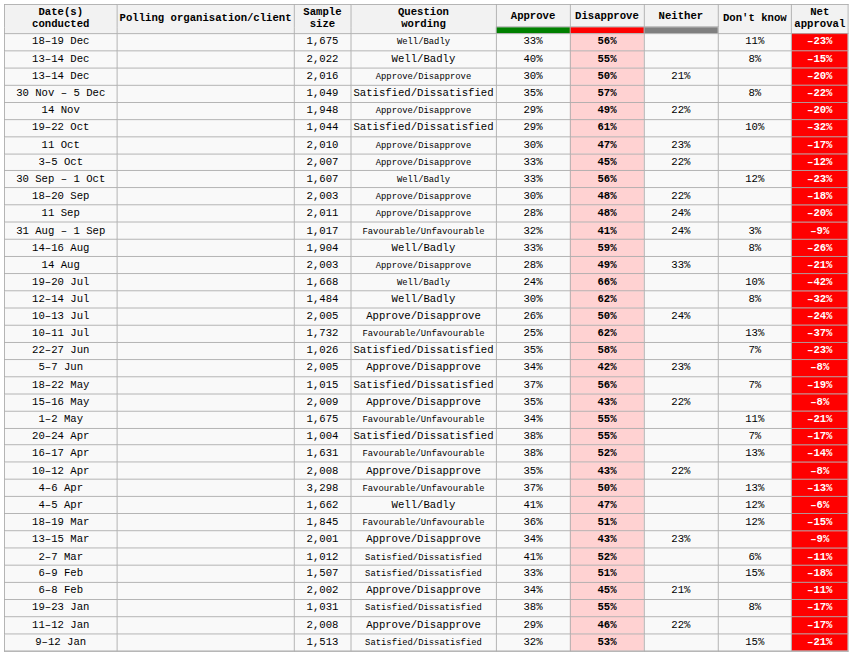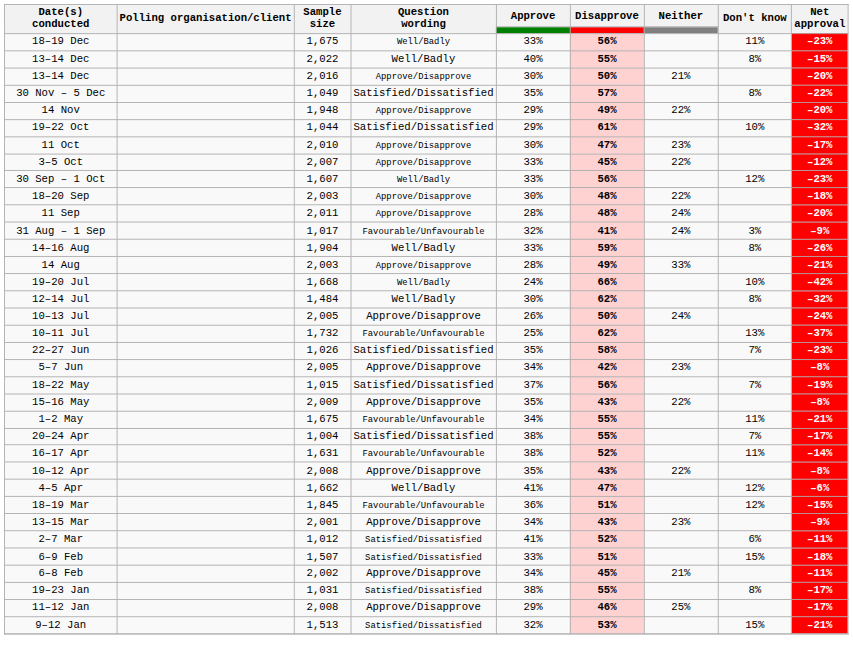(755, 454) 13% -> (755, 454) 11%
- row: (61, 488)
(681, 626) 22% -> (681, 608) 25%
